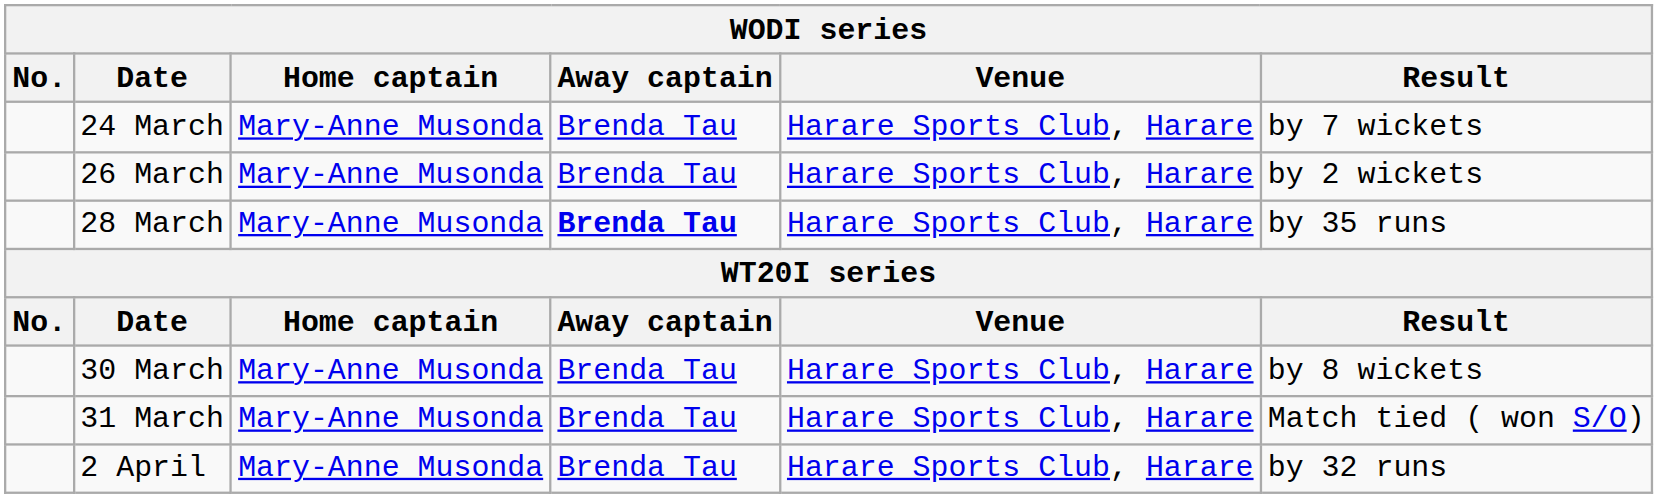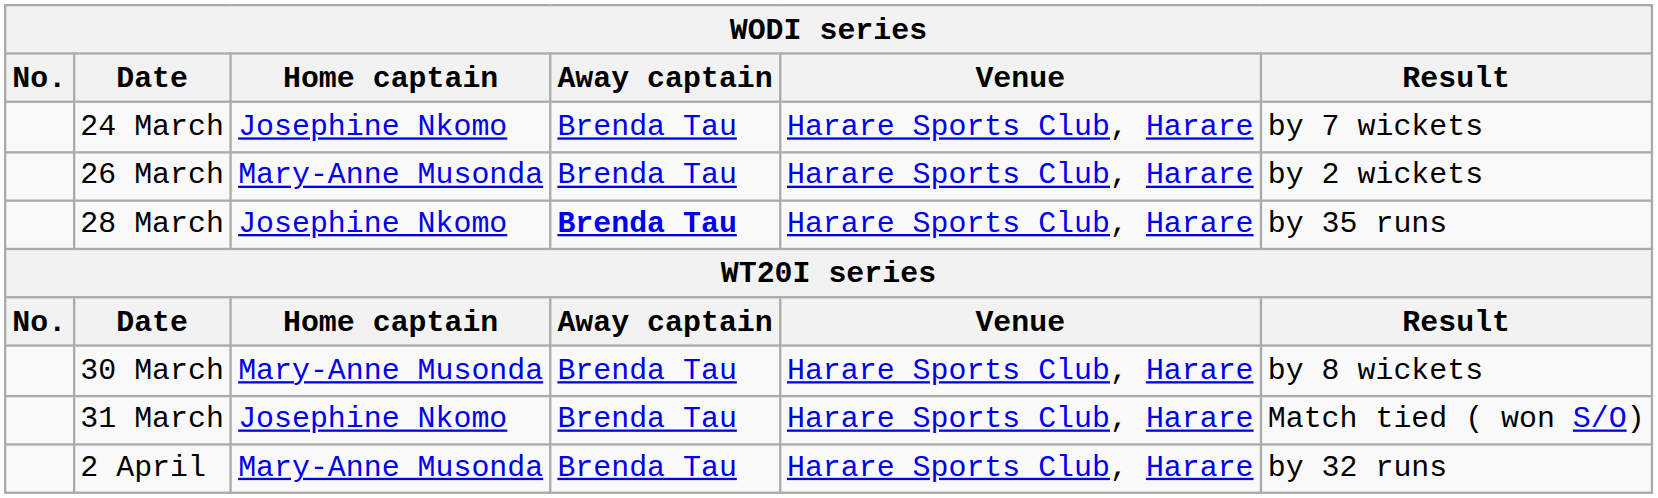(391, 127) Mary-Anne Musonda -> (373, 127) Josephine Nkomo
(391, 224) Mary-Anne Musonda -> (373, 224) Josephine Nkomo
(391, 419) Mary-Anne Musonda -> (373, 419) Josephine Nkomo
